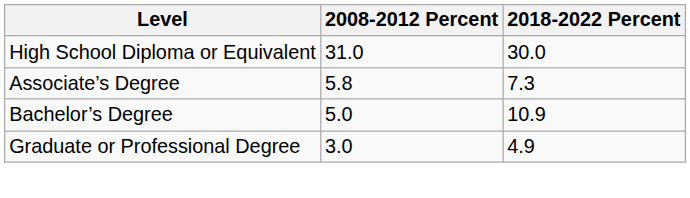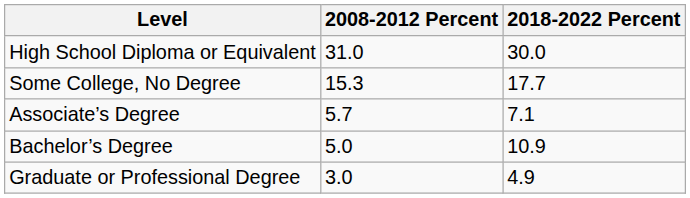+ row: (125, 83)
(339, 83) 5.8 -> (339, 114) 5.7
(521, 83) 7.3 -> (521, 114) 7.1
